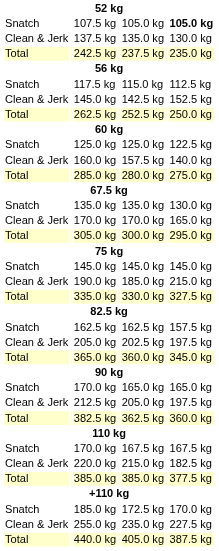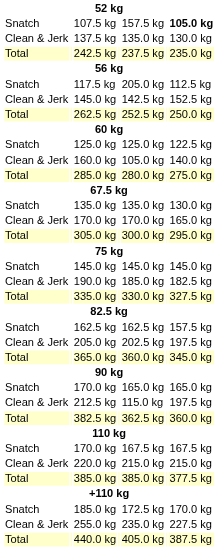(143, 23) 105.0 kg -> (143, 23) 157.5 kg
(142, 84) 115.0 kg -> (143, 84) 205.0 kg
(143, 160) 157.5 kg -> (143, 160) 105.0 kg
(191, 281) 215.0 kg -> (191, 281) 182.5 kg
(143, 403) 205.0 kg -> (142, 403) 115.0 kg
(191, 463) 182.5 kg -> (191, 463) 215.0 kg
